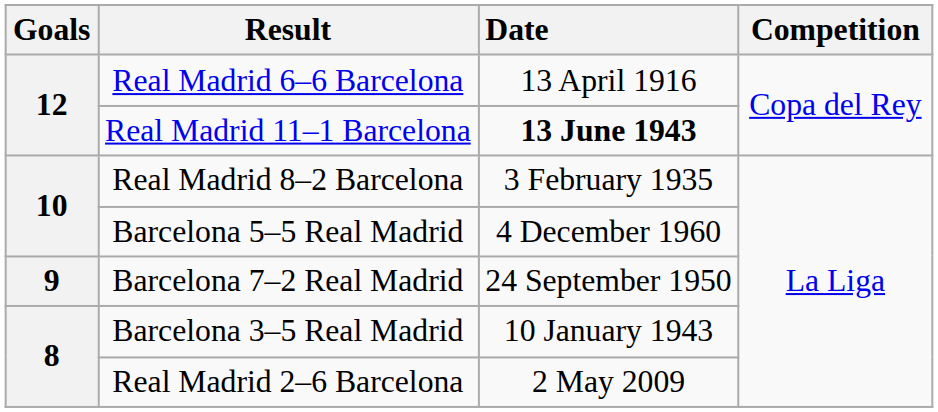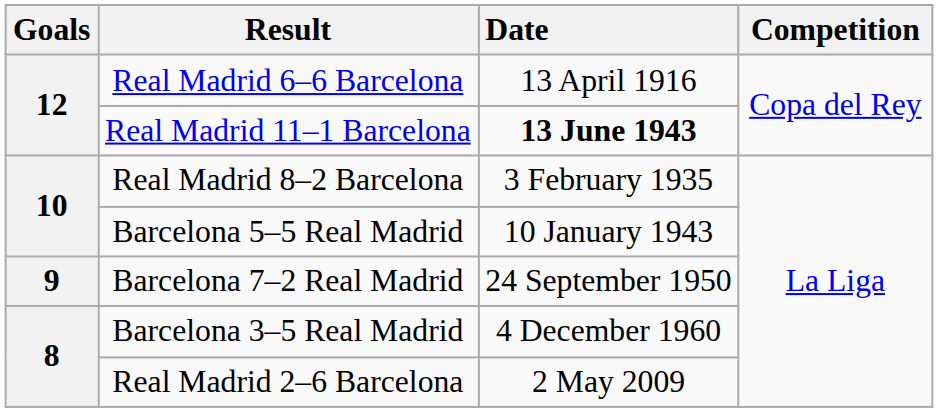(609, 230) 4 December 1960 -> (609, 230) 10 January 1943
(609, 331) 10 January 1943 -> (609, 331) 4 December 1960
